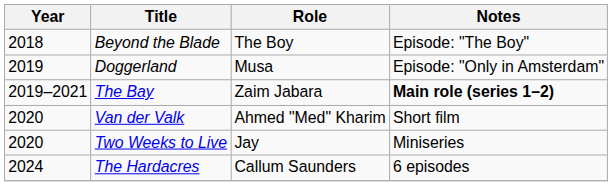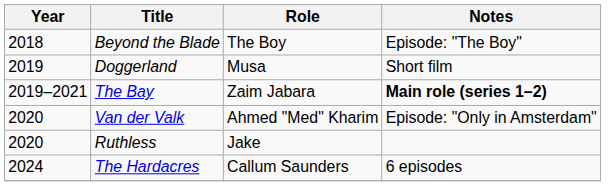(498, 67) Episode: "Only in Amsterdam" -> (419, 67) Short film
(426, 117) Short film -> (491, 117) Episode: "Only in Amsterdam"
+ row: (126, 142)
- row: (161, 142)
